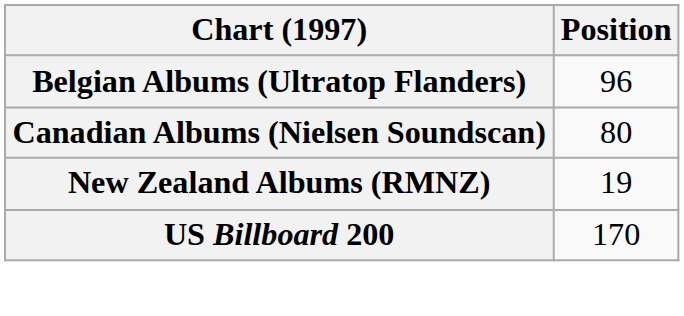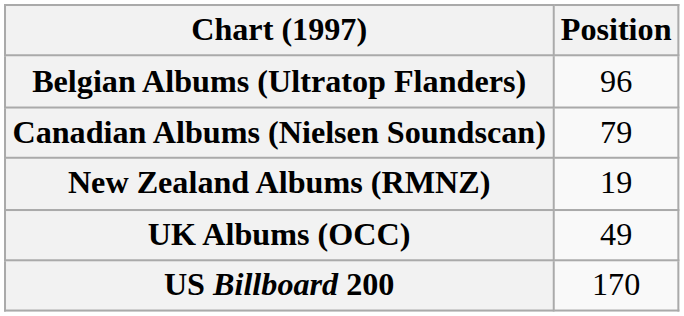(616, 132) 80 -> (616, 132) 79
+ row: (279, 234)
